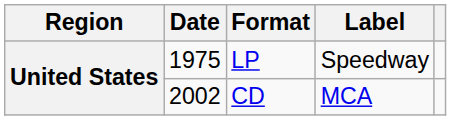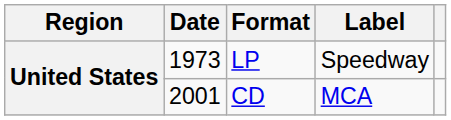(195, 59) 1975 -> (195, 59) 1973
(195, 96) 2002 -> (195, 96) 2001
